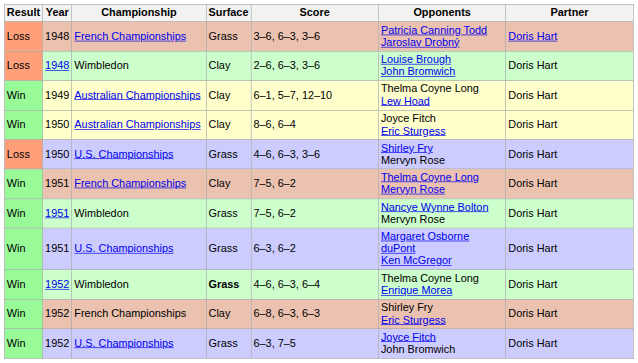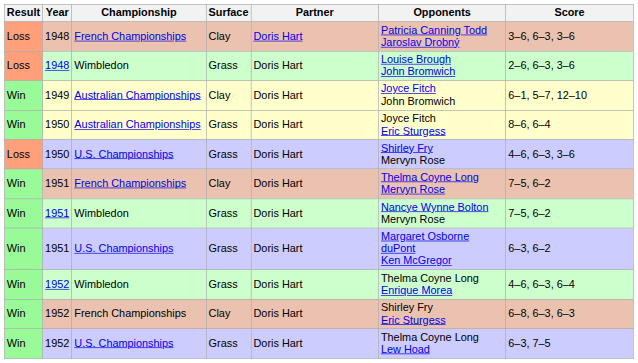columns swapped: (570, 13) <-> (315, 13)
(223, 36) Grass -> (219, 36) Clay
(219, 65) Clay -> (223, 65) Grass
(430, 95) Thelma Coyne Long Lew Hoad -> (418, 95) Joyce Fitch John Bromwich
(219, 124) Clay -> (223, 124) Grass
(224, 284) bold -> (223, 284) normal
(418, 343) Joyce Fitch John Bromwich -> (430, 343) Thelma Coyne Long Lew Hoad
